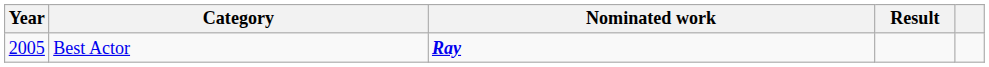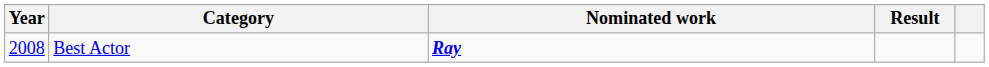(27, 47) 2005 -> (27, 47) 2008
